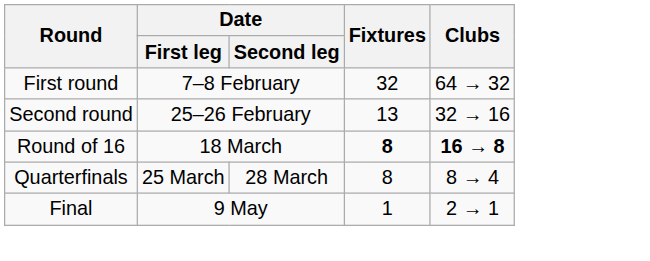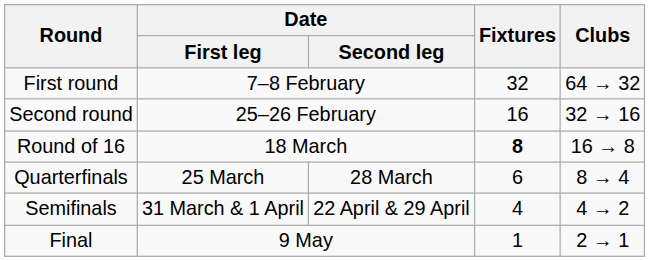(387, 114) 13 -> (517, 114) 16
(473, 146) bold -> (603, 146) normal
(387, 177) 8 -> (517, 177) 6
+ row: (71, 209)
